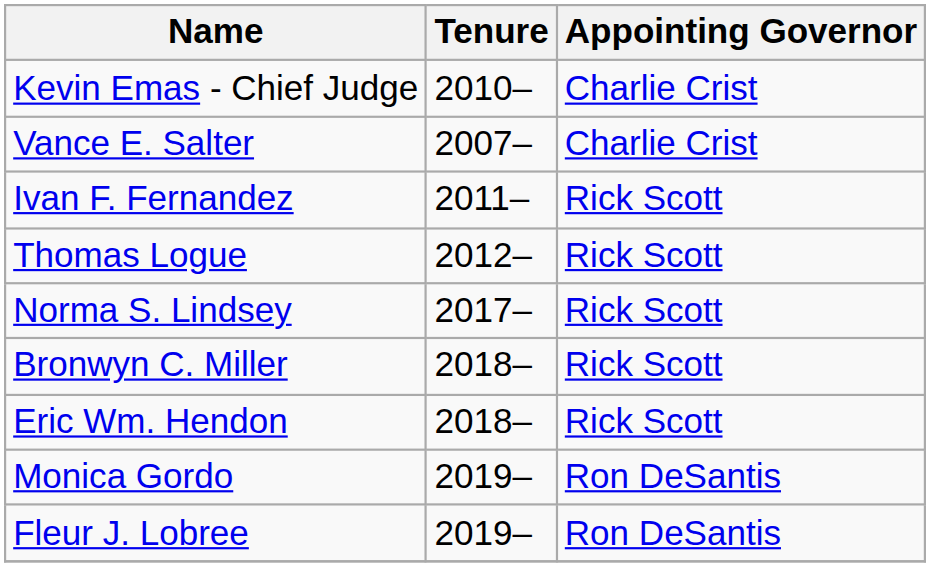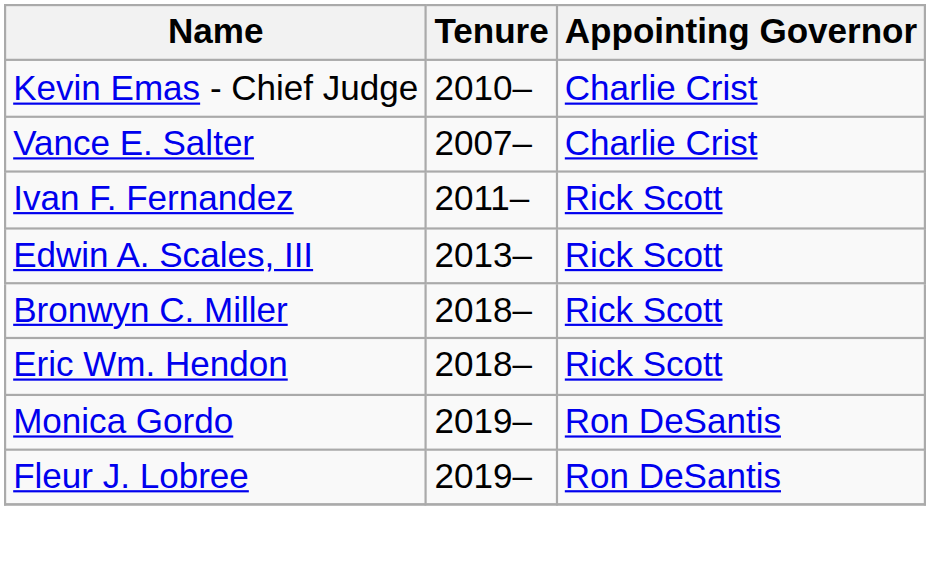- row: (130, 254)
+ row: (163, 254)
- row: (152, 310)
